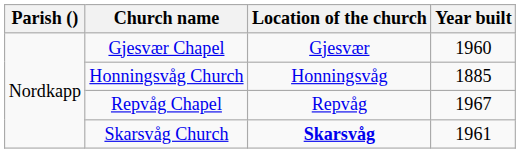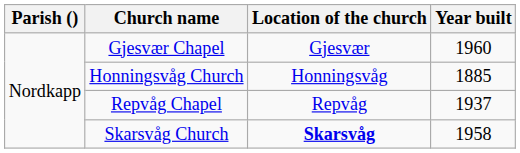(473, 104) 1967 -> (473, 104) 1937
(473, 133) 1961 -> (473, 133) 1958
